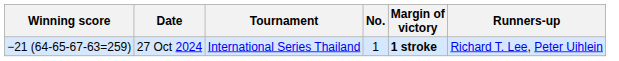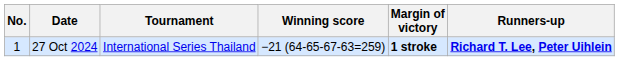columns swapped: (376, 21) <-> (69, 21)
(527, 47) normal -> (531, 47) bold
